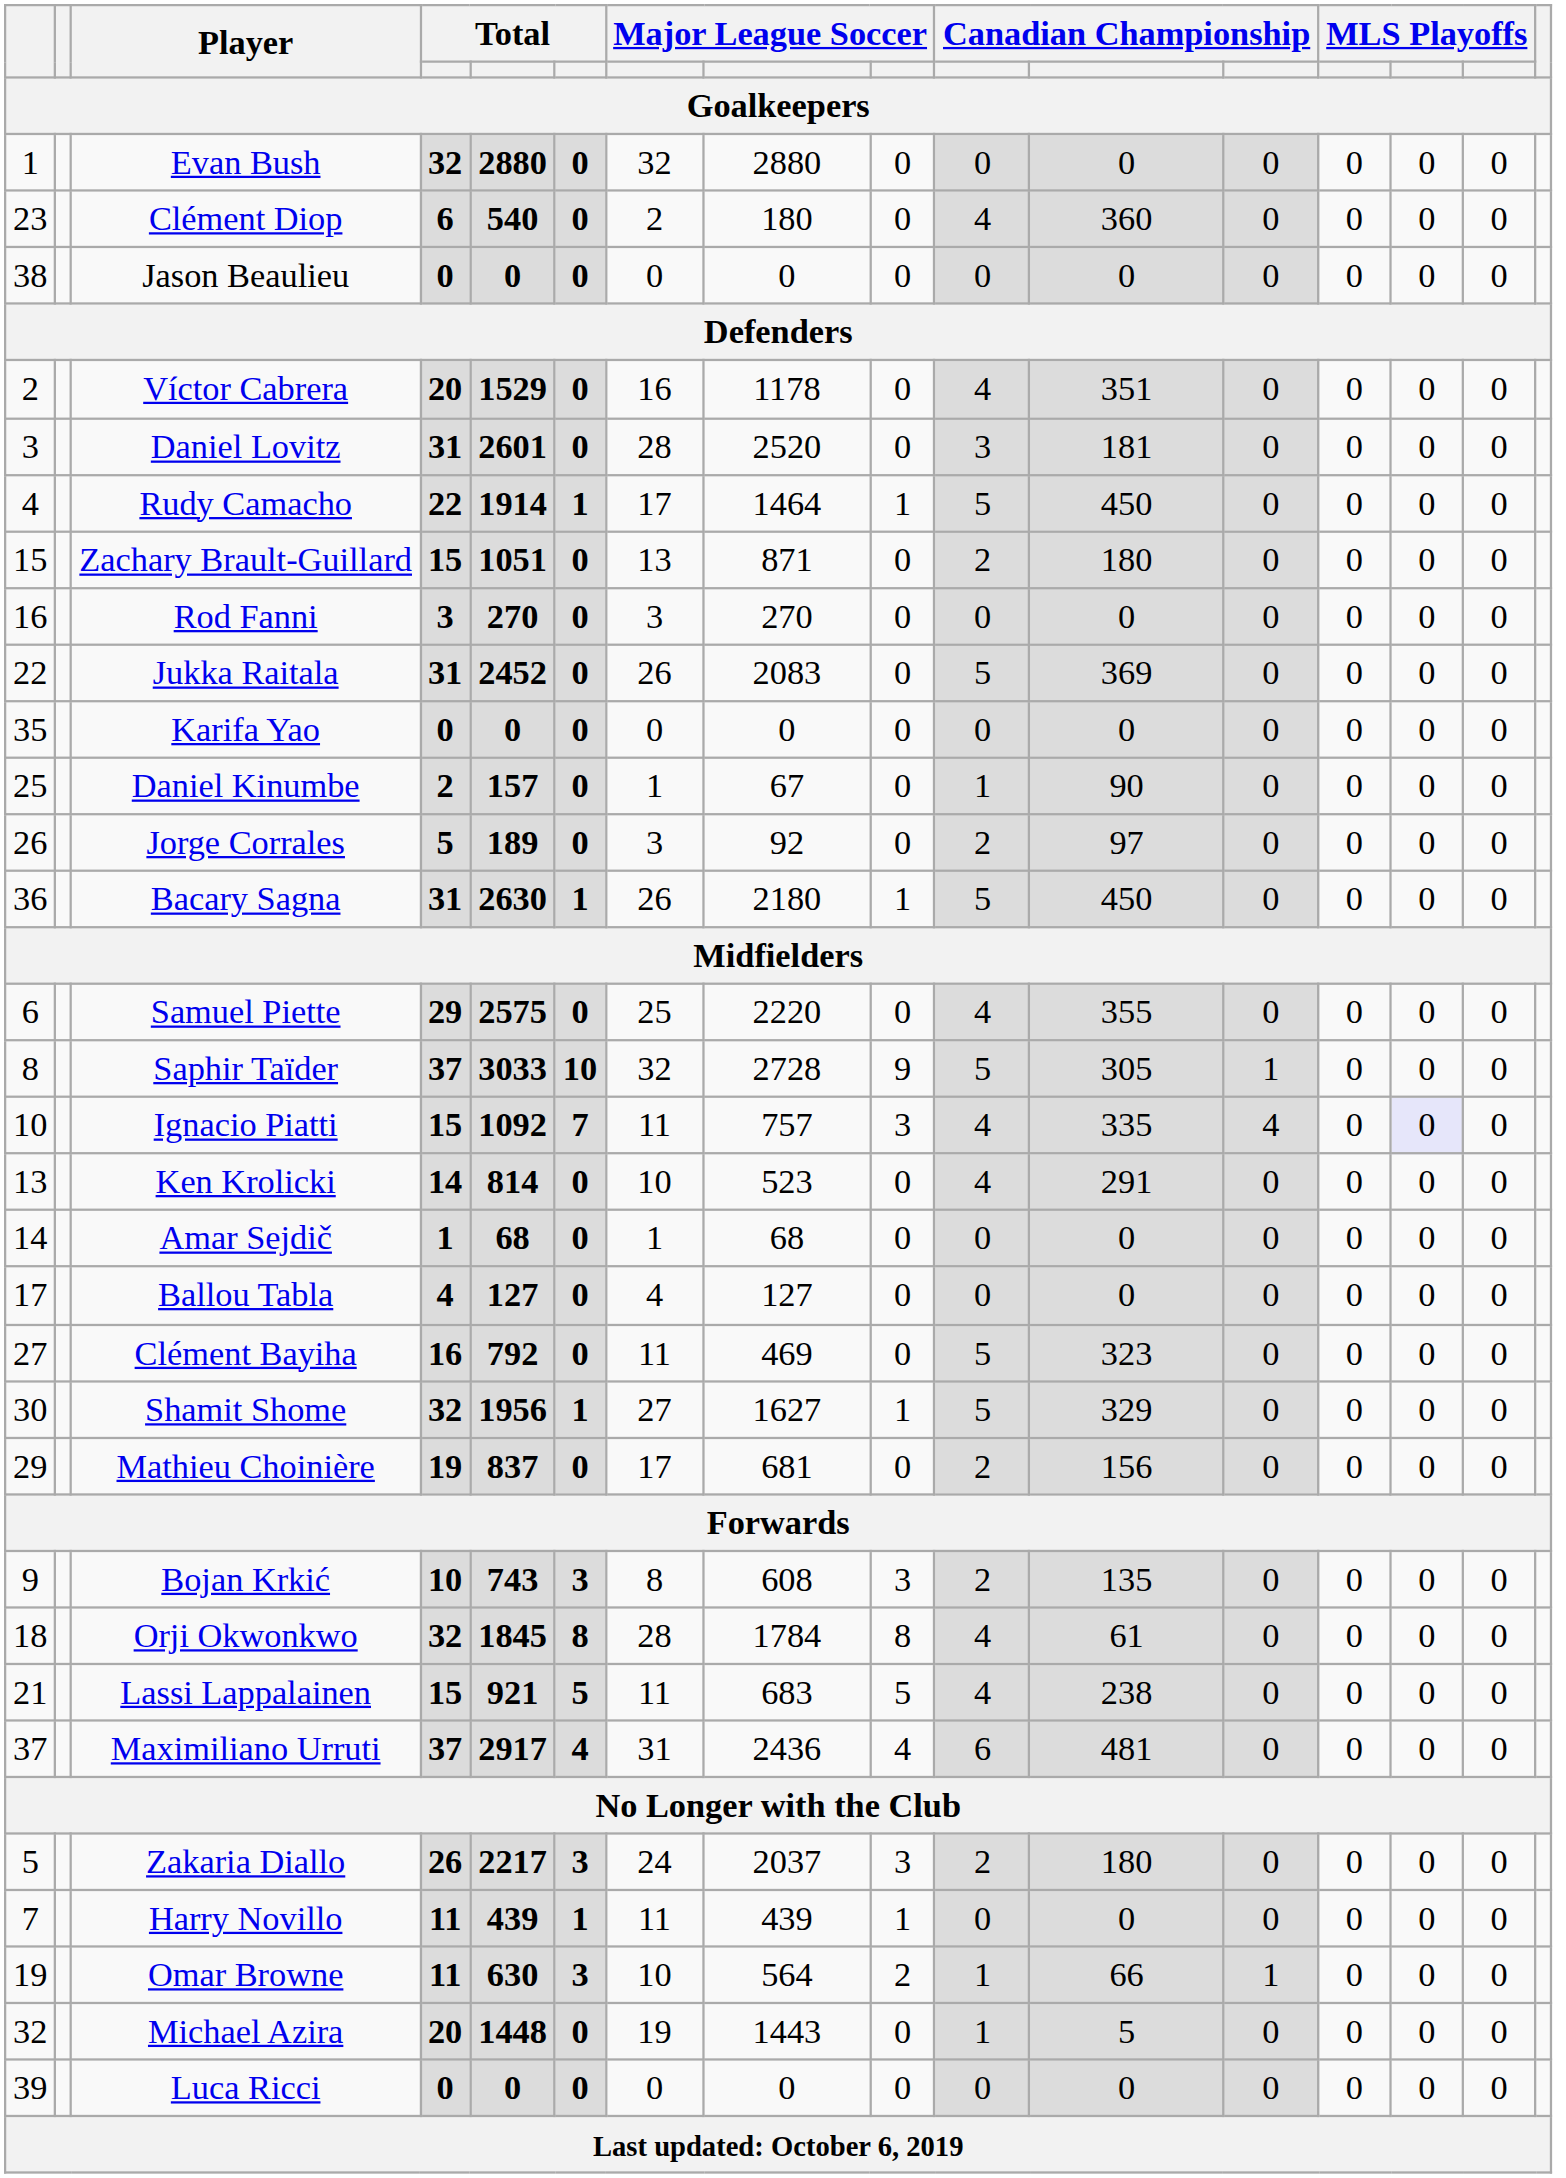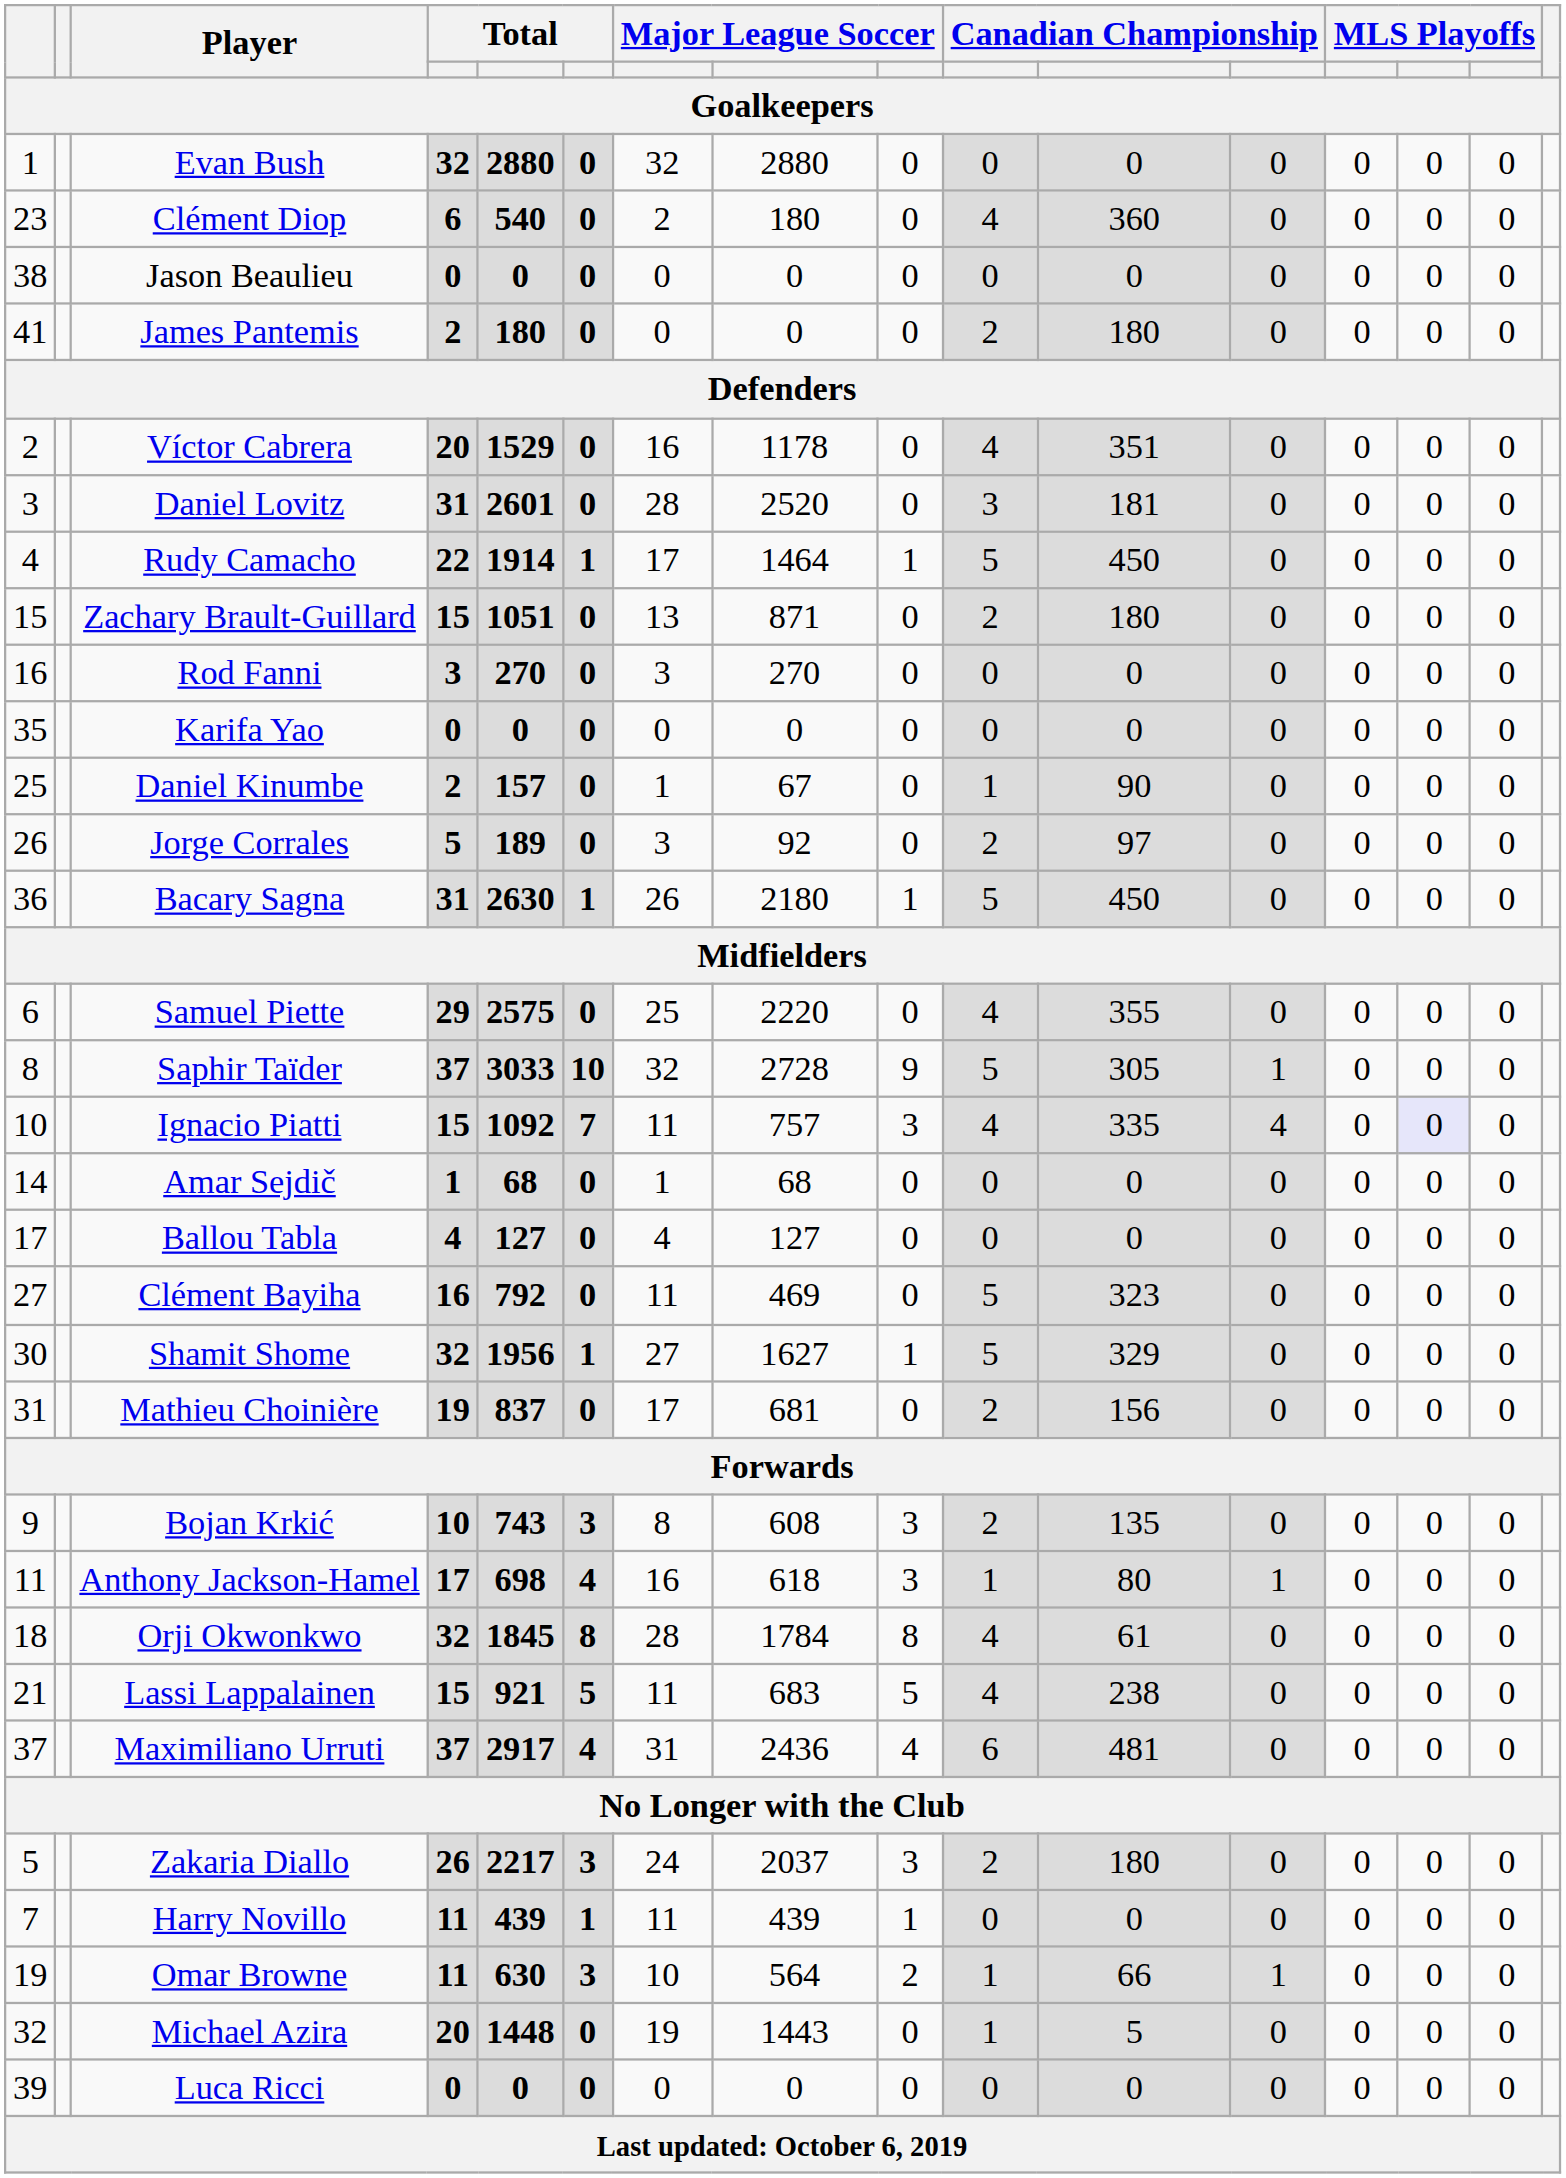+ row: (250, 332)
- row: (246, 672)
- row: (246, 1181)
(30, 1465) 29 -> (30, 1408) 31
+ row: (250, 1578)
